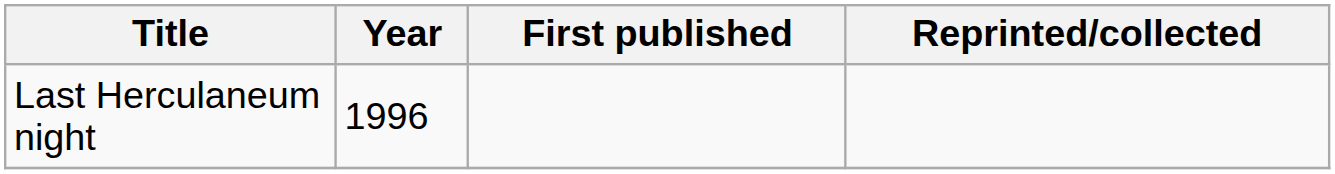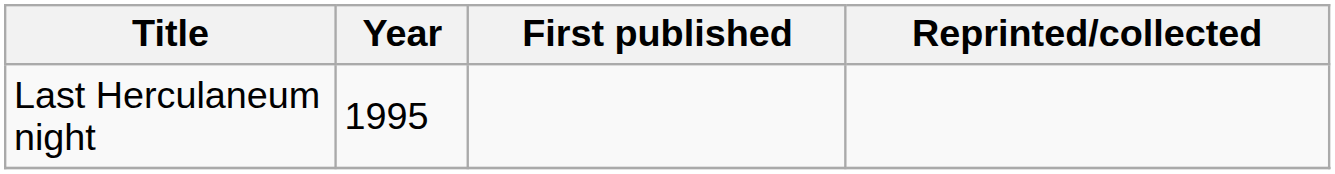(387, 115) 1996 -> (387, 115) 1995
